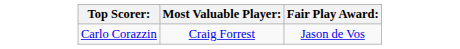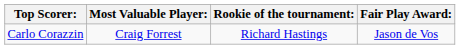+ column: (284, 14)
